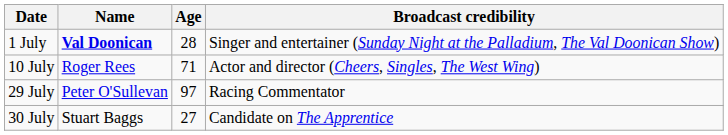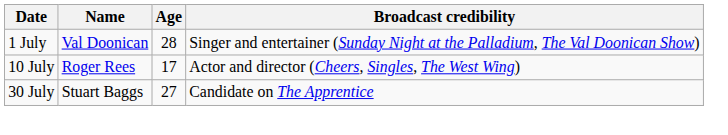(107, 42) bold -> (105, 42) normal
(188, 67) 71 -> (169, 67) 17
- row: (31, 92)
